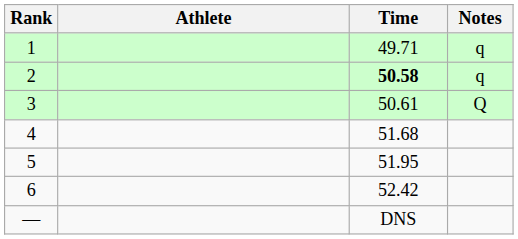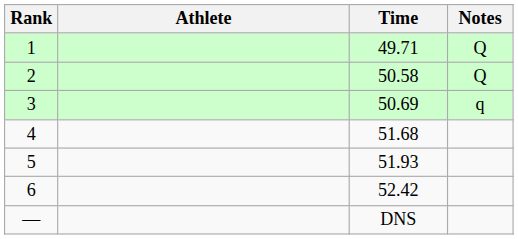(480, 47) q -> (480, 47) Q
(398, 76) bold -> (398, 76) normal
(480, 76) q -> (480, 76) Q
(398, 104) 50.61 -> (398, 104) 50.69
(480, 104) Q -> (480, 104) q
(398, 162) 51.95 -> (398, 162) 51.93
